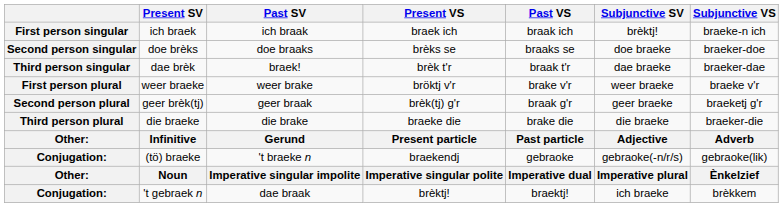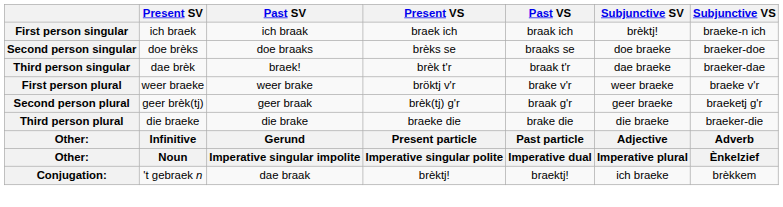- row: (173, 157)
